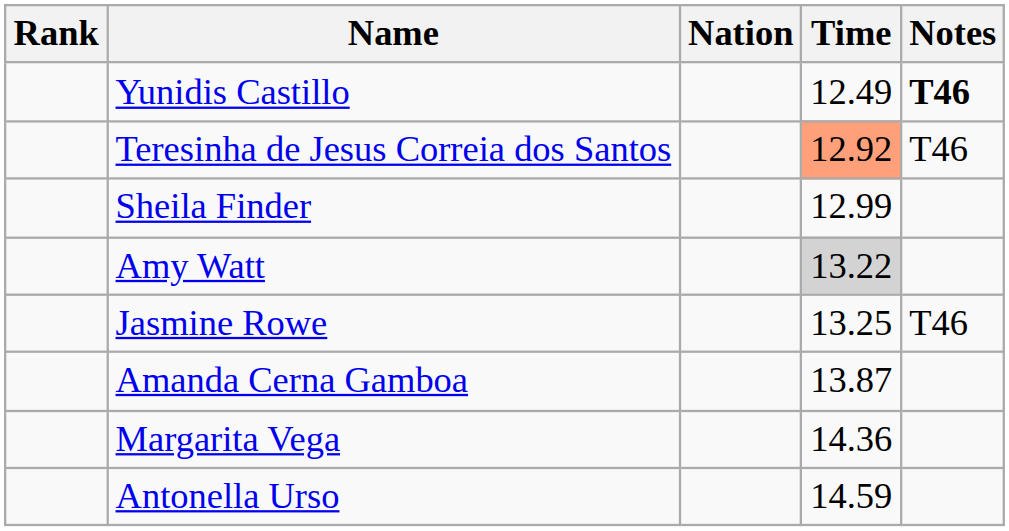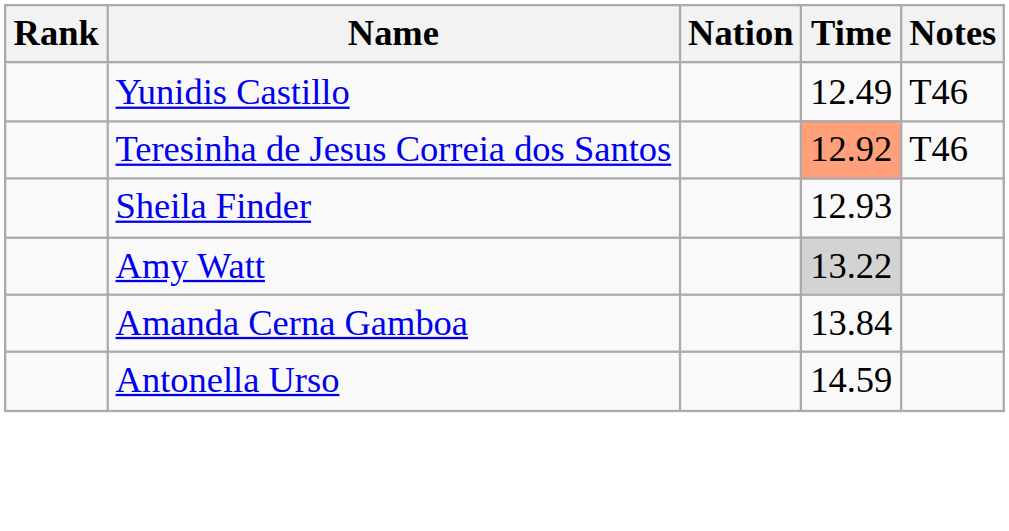(940, 91) bold -> (939, 91) normal
(851, 206) 12.99 -> (851, 206) 12.93
- row: (221, 322)
(851, 380) 13.87 -> (851, 322) 13.84
- row: (228, 438)
